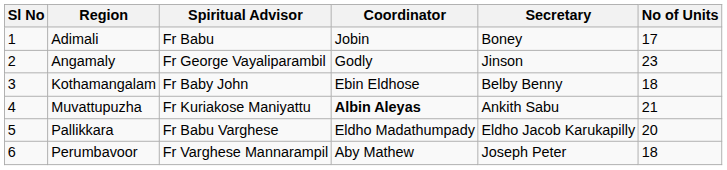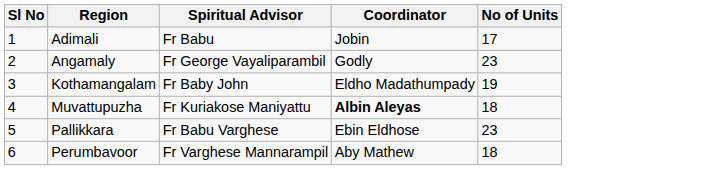- column: (558, 15)
(377, 84) Ebin Eldhose -> (405, 84) Eldho Madathumpady
(650, 84) 18 -> (489, 84) 19
(650, 107) 21 -> (489, 107) 18
(405, 130) Eldho Madathumpady -> (377, 130) Ebin Eldhose
(650, 130) 20 -> (489, 130) 23
